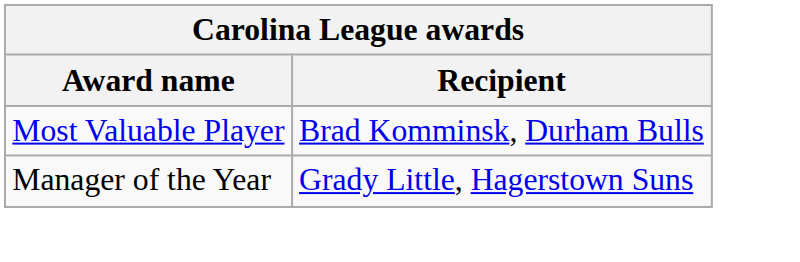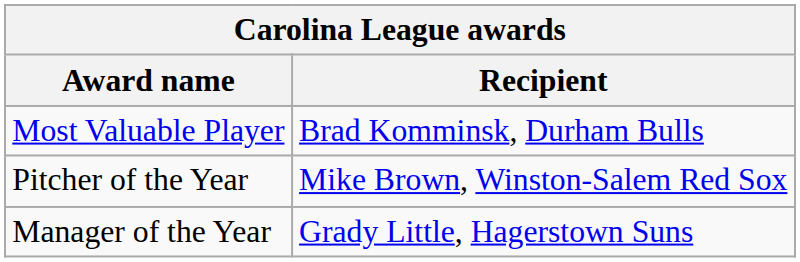+ row: (130, 180)
